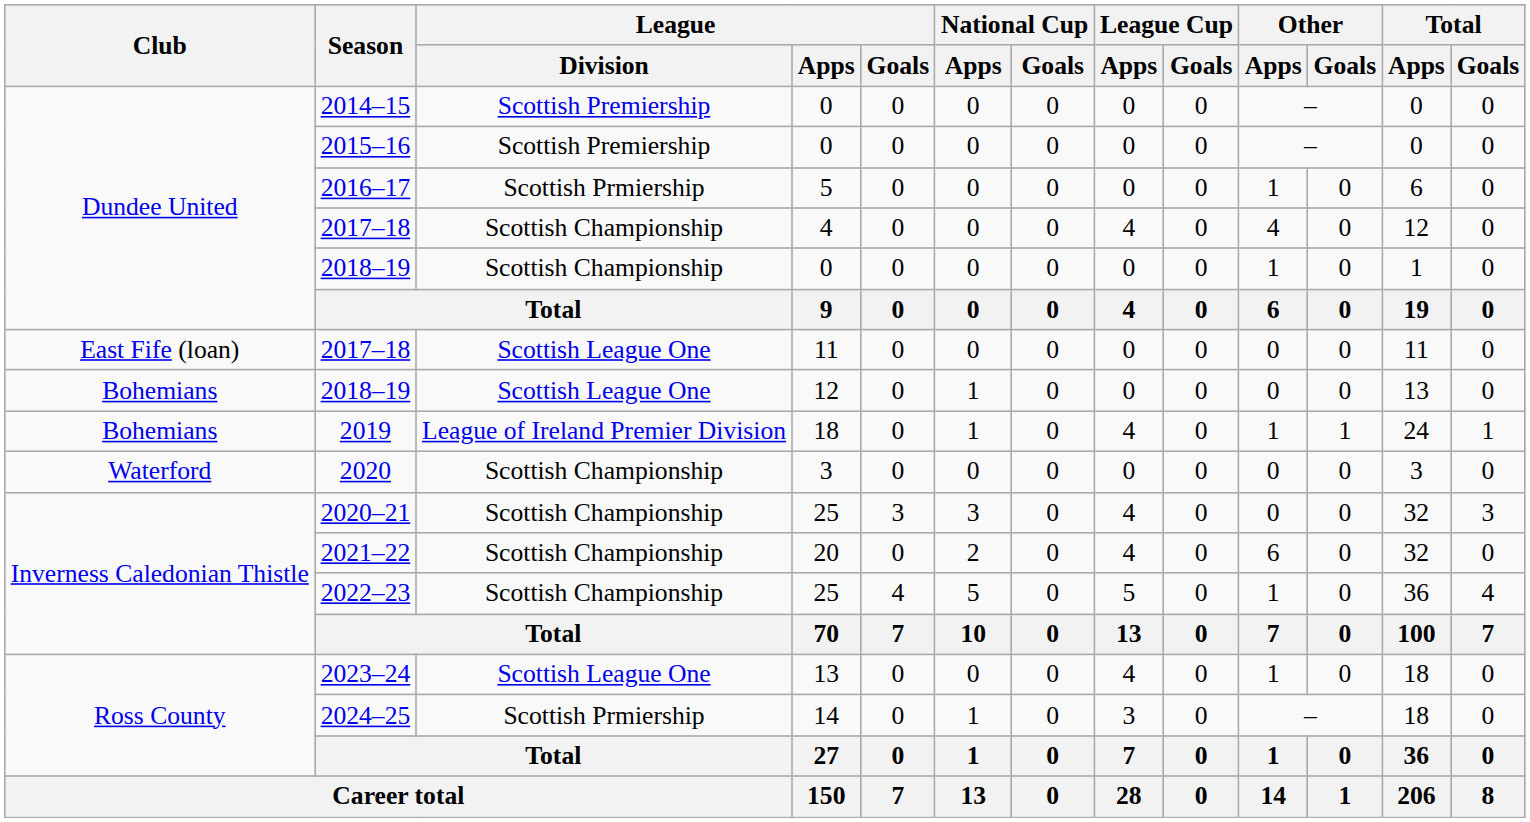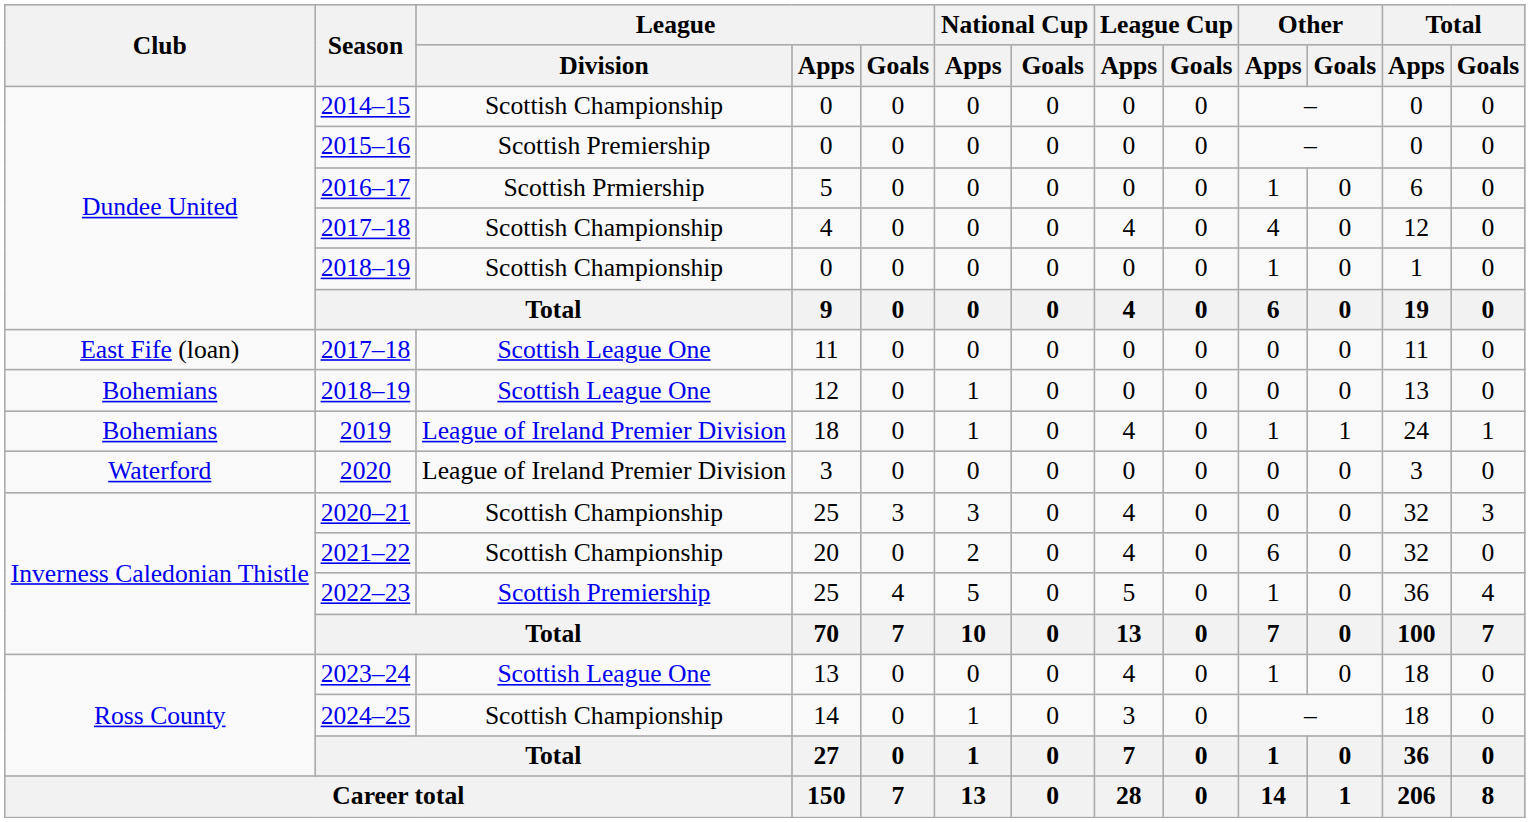(604, 106) Scottish Premiership -> (604, 106) Scottish Championship
(604, 471) Scottish Championship -> (604, 471) League of Ireland Premier Division
(604, 593) Scottish Championship -> (604, 593) Scottish Premiership
(604, 715) Scottish Prmiership -> (604, 715) Scottish Championship
